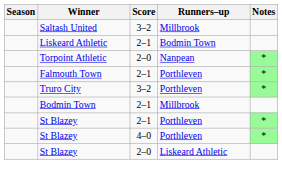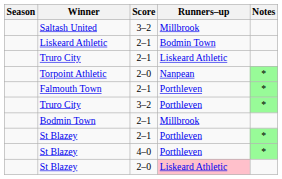+ row: (60, 58)
(194, 151) no background -> (194, 167) pink background
